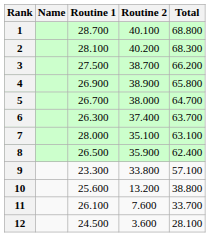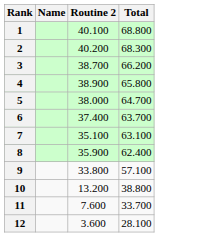- column: (93, 13)
